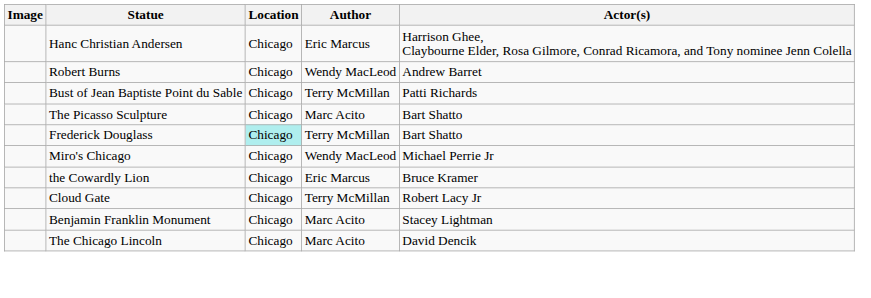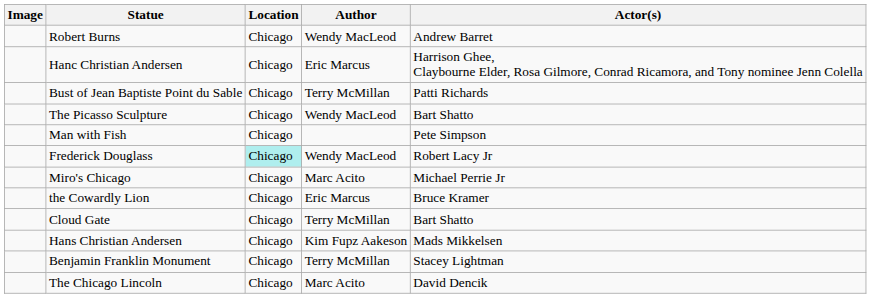rows swapped: (116, 43) <-> (85, 72)
(335, 114) Marc Acito -> (350, 114) Wendy MacLeod
+ row: (88, 135)
(347, 135) Terry McMillan -> (350, 156) Wendy MacLeod
(432, 135) Bart Shatto -> (453, 156) Robert Lacy Jr
(350, 156) Wendy MacLeod -> (335, 177) Marc Acito
(442, 198) Robert Lacy Jr -> (443, 219) Bart Shatto
+ row: (115, 240)
(335, 219) Marc Acito -> (347, 261) Terry McMillan
